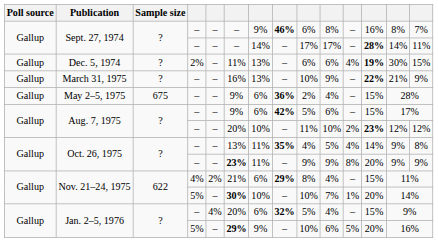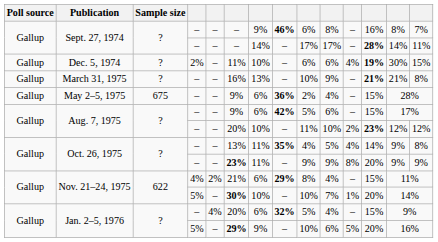(261, 63) 13% -> (261, 63) 10%
(374, 79) 22% -> (374, 79) 21%
(421, 79) 9% -> (421, 79) 8%
